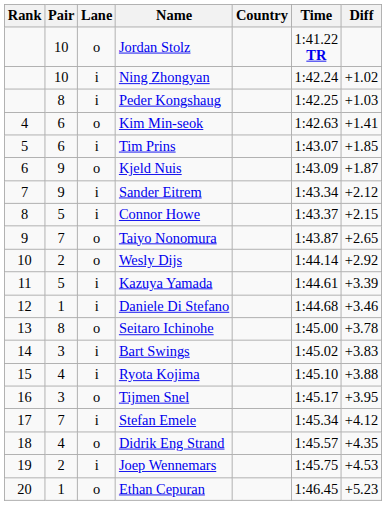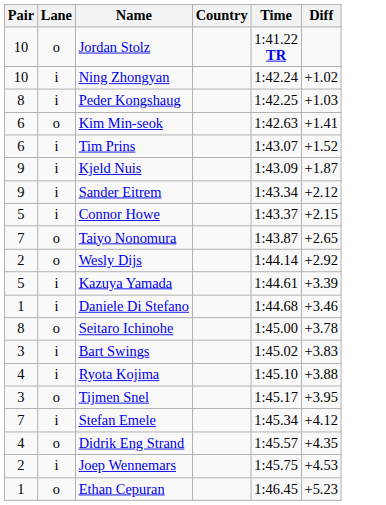- column: (25, 15)
(361, 146) +1.85 -> (321, 146) +1.52
(97, 169) o -> (56, 169) i
